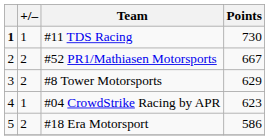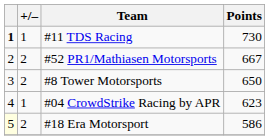(252, 81) 629 -> (252, 81) 650
(11, 124) no background -> (11, 124) lightyellow background
